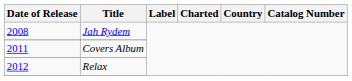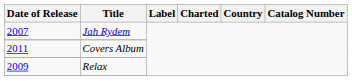(18, 31) 2008 -> (18, 31) 2007
(18, 66) 2012 -> (18, 66) 2009
